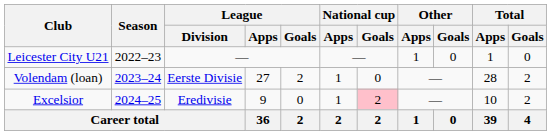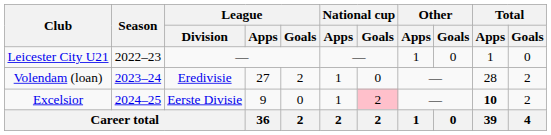(205, 78) Eerste Divisie -> (205, 78) Eredivisie
(205, 99) Eredivisie -> (205, 99) Eerste Divisie
(490, 99) normal -> (490, 99) bold
